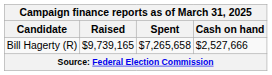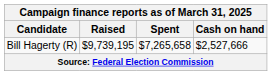(108, 45) $9,739,165 -> (108, 45) $9,739,195
